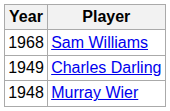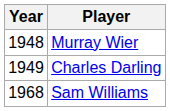rows swapped: (95, 93) <-> (100, 42)
